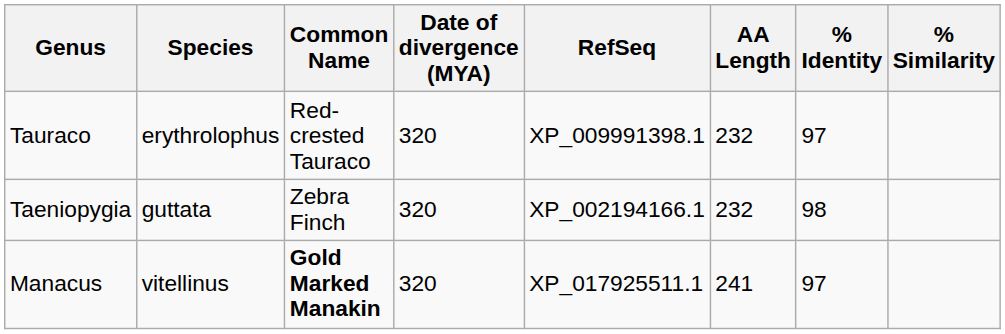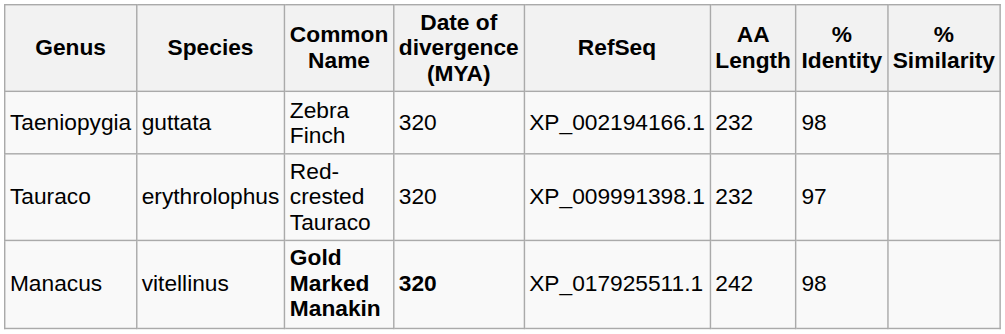rows swapped: (50, 135) <-> (71, 209)
(418, 283) normal -> (418, 283) bold
(734, 283) 241 -> (734, 283) 242
(814, 283) 97 -> (814, 283) 98
